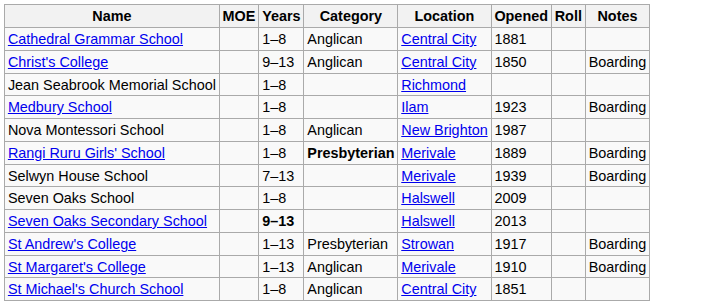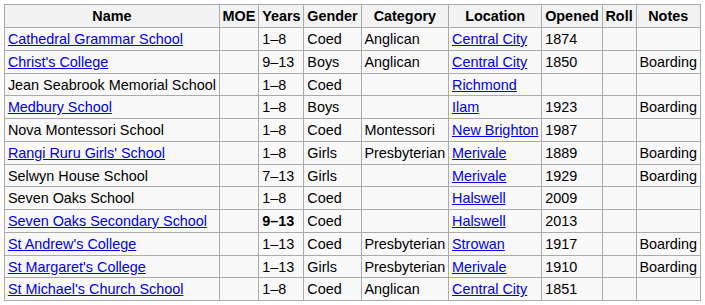+ column: (333, 16)
(510, 39) 1881 -> (561, 39) 1874
(335, 130) Anglican -> (400, 130) Montessori
(351, 153) bold -> (405, 153) normal
(510, 176) 1939 -> (561, 176) 1929
(335, 267) Anglican -> (405, 267) Presbyterian
